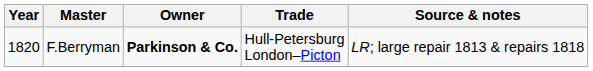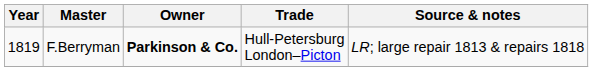(24, 46) 1820 -> (24, 46) 1819
